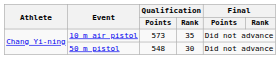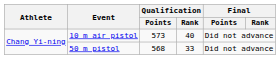(190, 35) 35 -> (190, 35) 40
(158, 48) 548 -> (158, 48) 568
(190, 48) 30 -> (190, 48) 33
